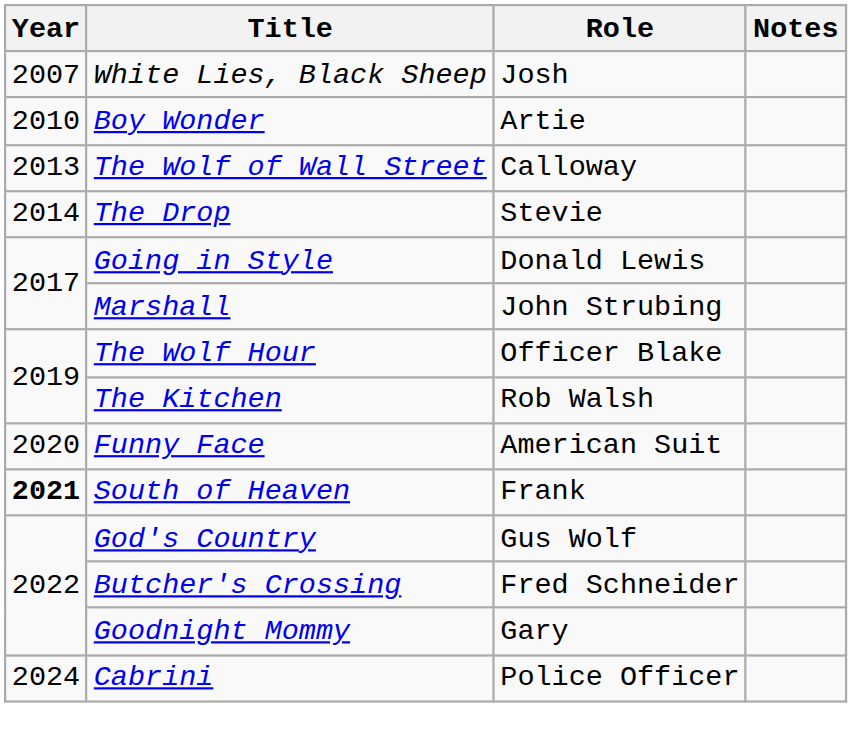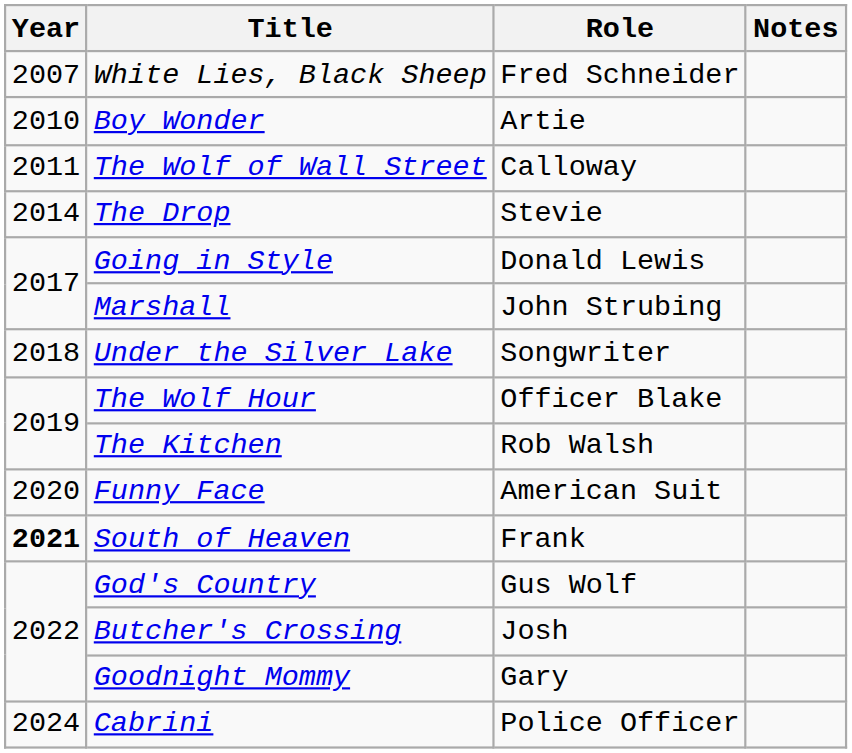(534, 75) Josh -> (620, 75) Fred Schneider
(46, 167) 2013 -> (46, 167) 2011
+ row: (273, 353)
(620, 585) Fred Schneider -> (534, 632) Josh
